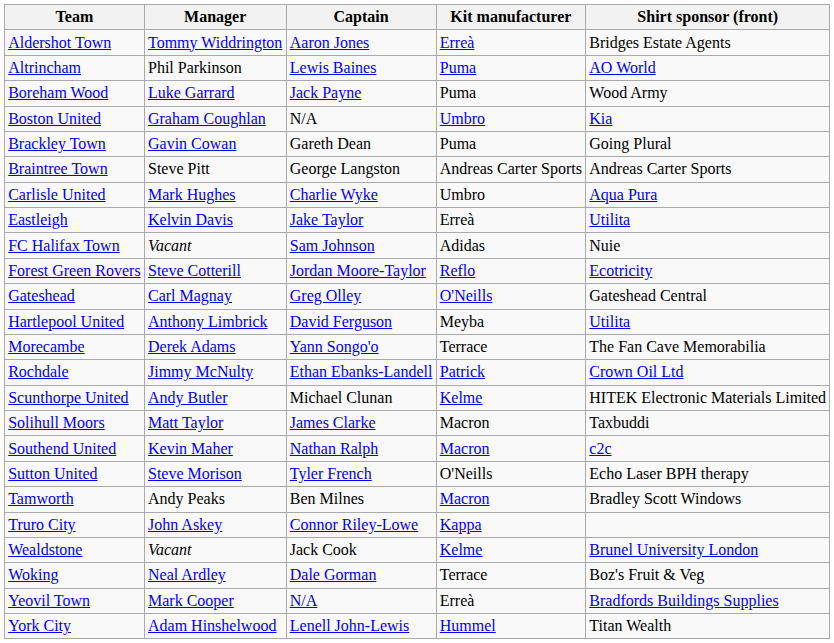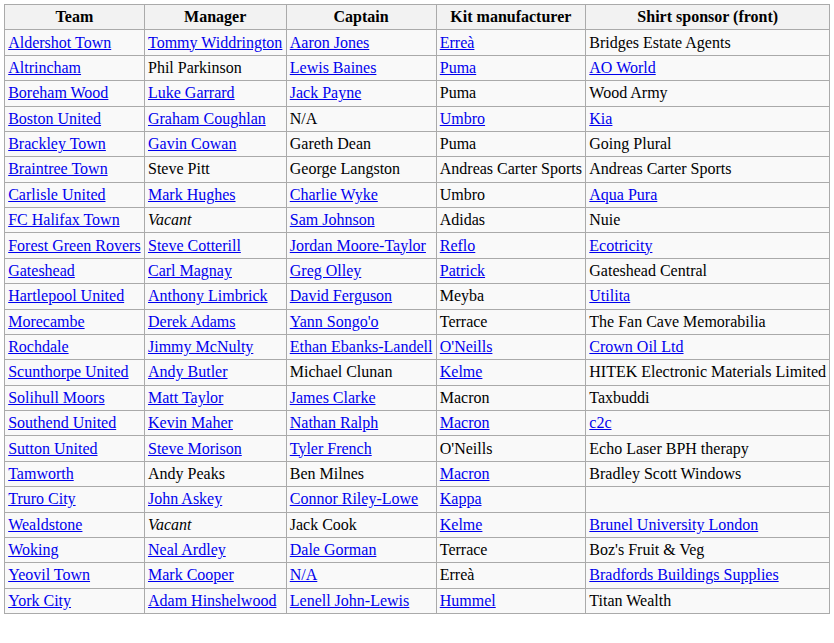- row: (38, 220)
(466, 296) O'Neills -> (462, 270) Patrick
(462, 372) Patrick -> (466, 347) O'Neills
